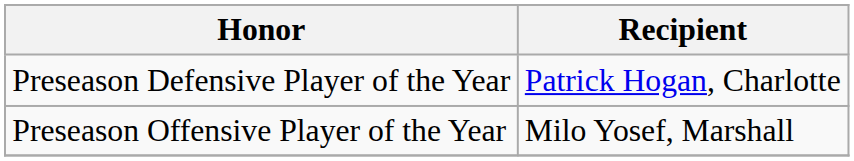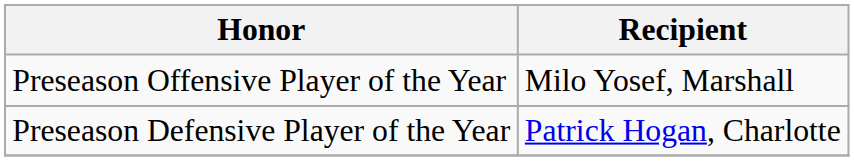rows swapped: (259, 130) <-> (261, 79)
